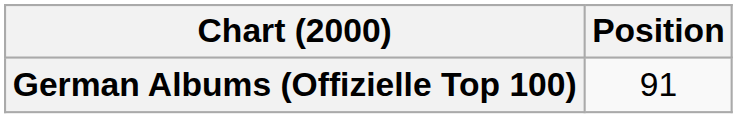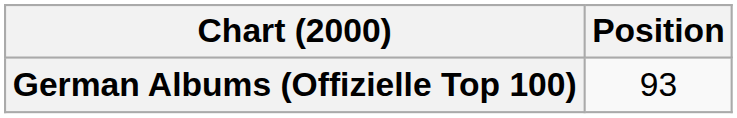(658, 84) 91 -> (658, 84) 93
